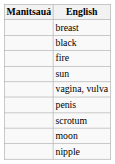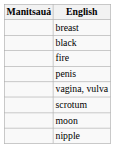- row: (62, 74)
rows swapped: (66, 105) <-> (82, 89)
